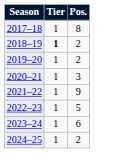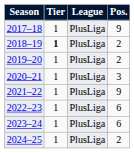+ column: (87, 12)
(78, 28) 8 -> (119, 28) 9
(78, 108) 5 -> (119, 108) 6
